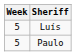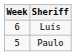(17, 27) 5 -> (17, 27) 6
